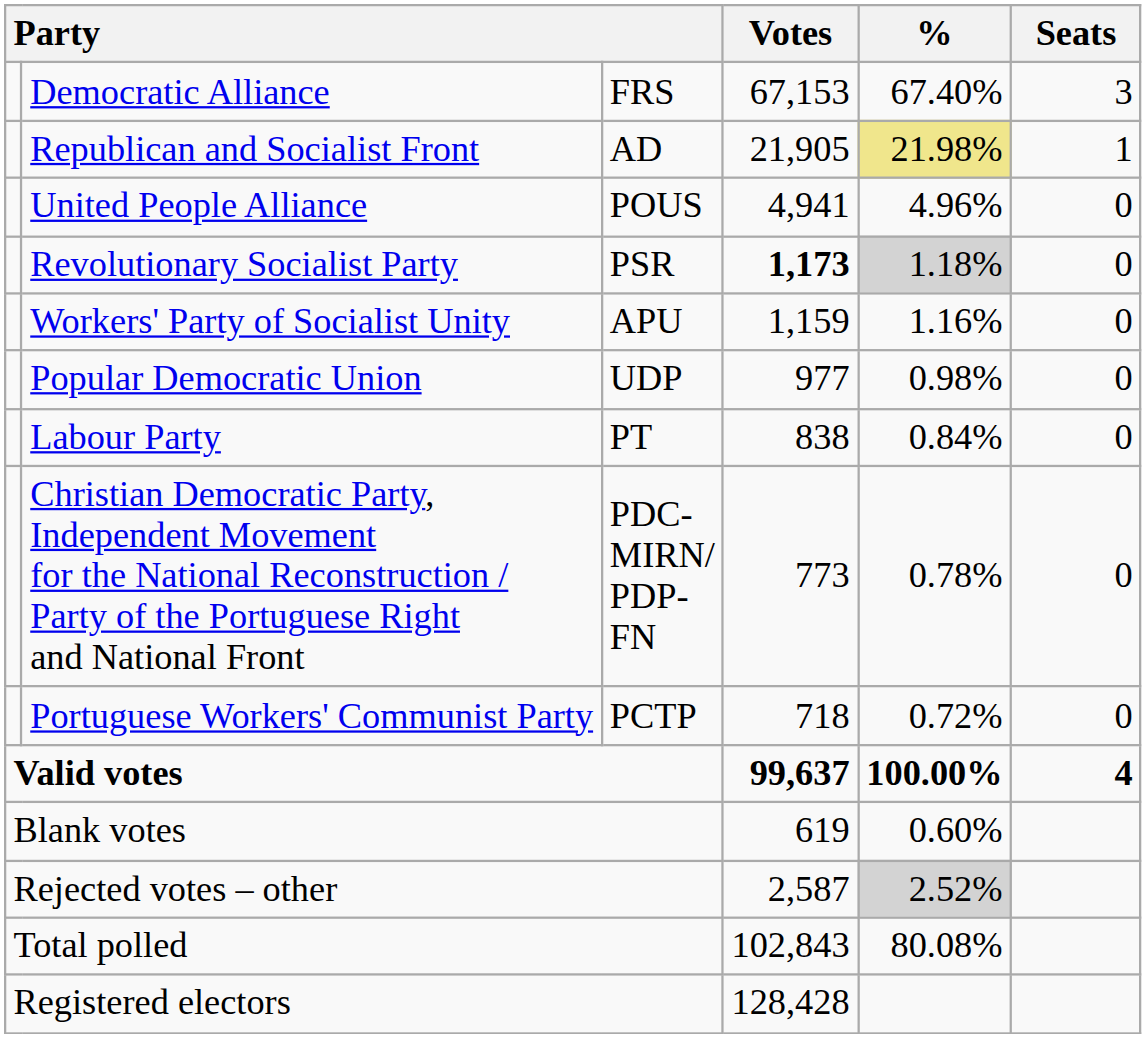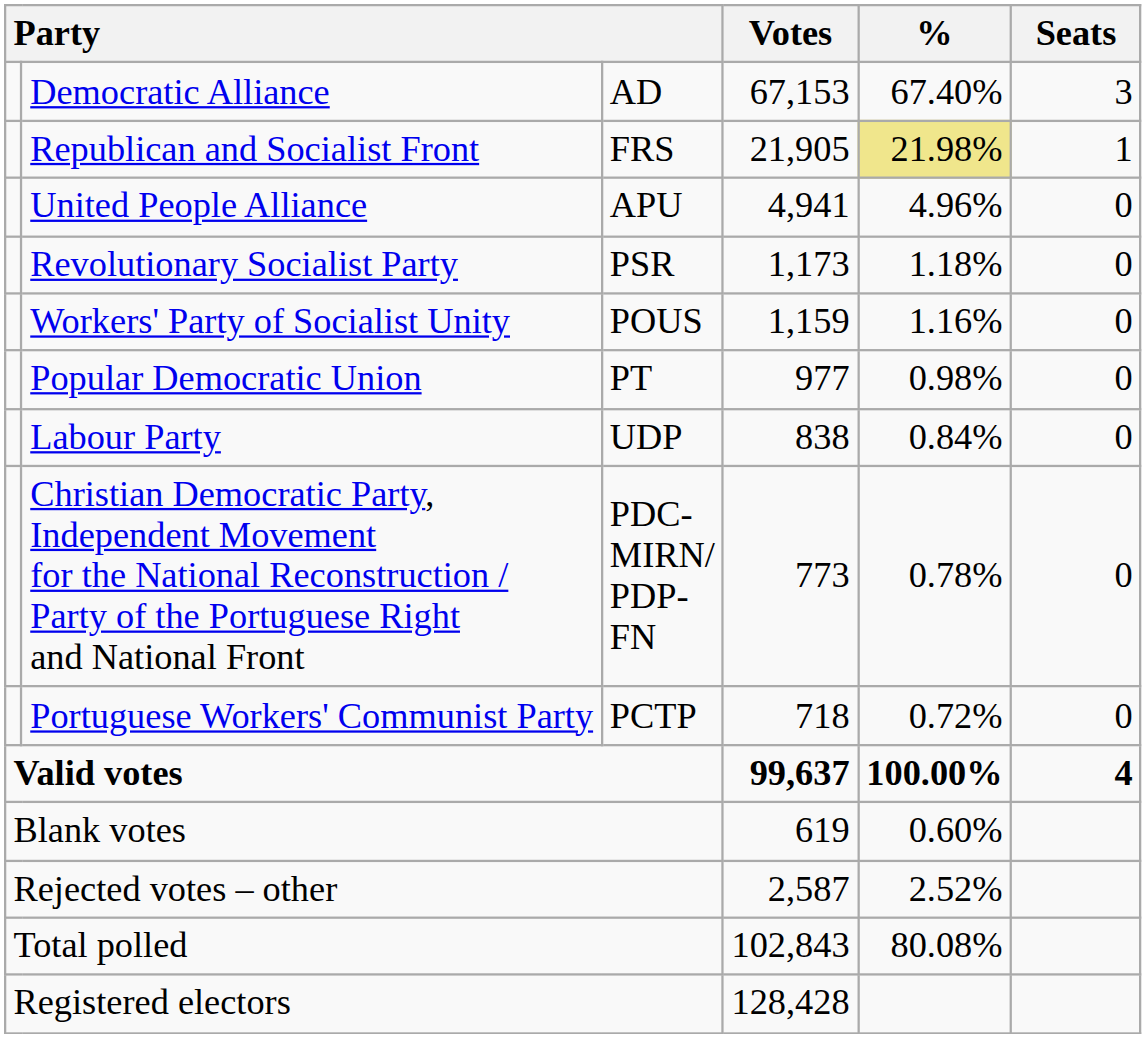(642, 90) FRS -> (636, 90) AD
(636, 148) AD -> (642, 148) FRS
(656, 206) POUS -> (646, 206) APU
(809, 263) bold -> (809, 263) normal
(956, 263) lightgrey background -> (956, 263) no background
(646, 321) APU -> (656, 321) POUS
(646, 378) UDP -> (631, 378) PT
(631, 436) PT -> (646, 436) UDP
(956, 887) lightgrey background -> (956, 887) no background
